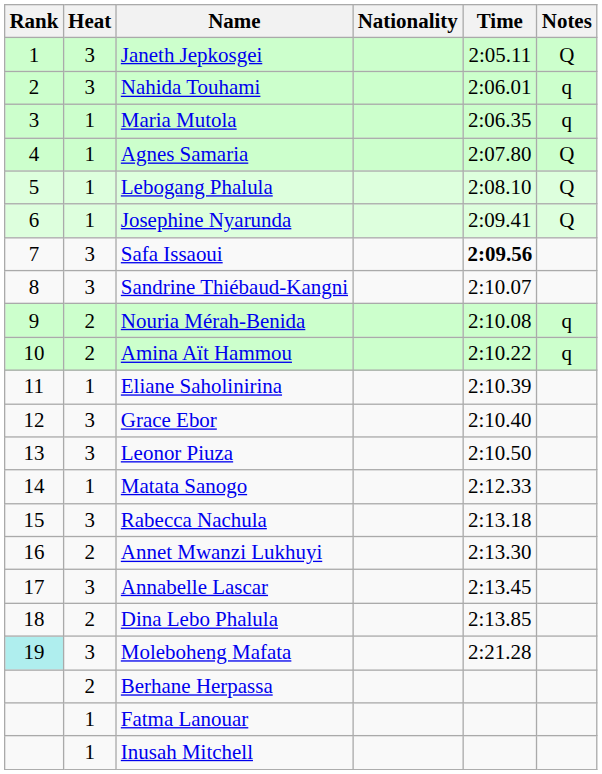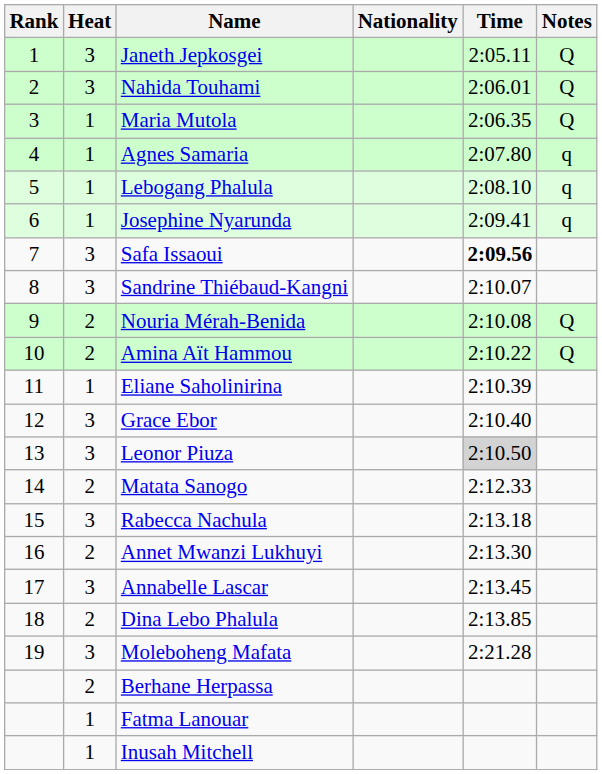(567, 87) q -> (567, 87) Q
(567, 120) q -> (567, 120) Q
(567, 154) Q -> (567, 154) q
(567, 187) Q -> (567, 187) q
(567, 220) Q -> (567, 220) q
(567, 320) q -> (567, 320) Q
(567, 353) q -> (567, 353) Q
(500, 453) no background -> (500, 453) lightgrey background
(90, 486) 1 -> (90, 486) 2
(34, 652) paleturquoise background -> (34, 652) no background
